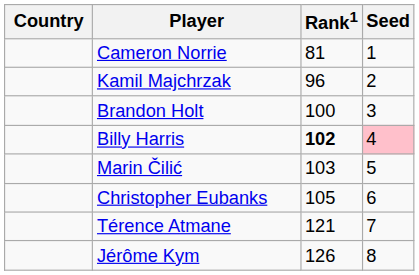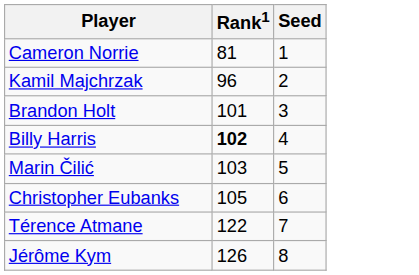- column: (49, 21)
(320, 110) 100 -> (232, 110) 101
(371, 139) pink background -> (283, 139) no background
(320, 226) 121 -> (232, 226) 122
